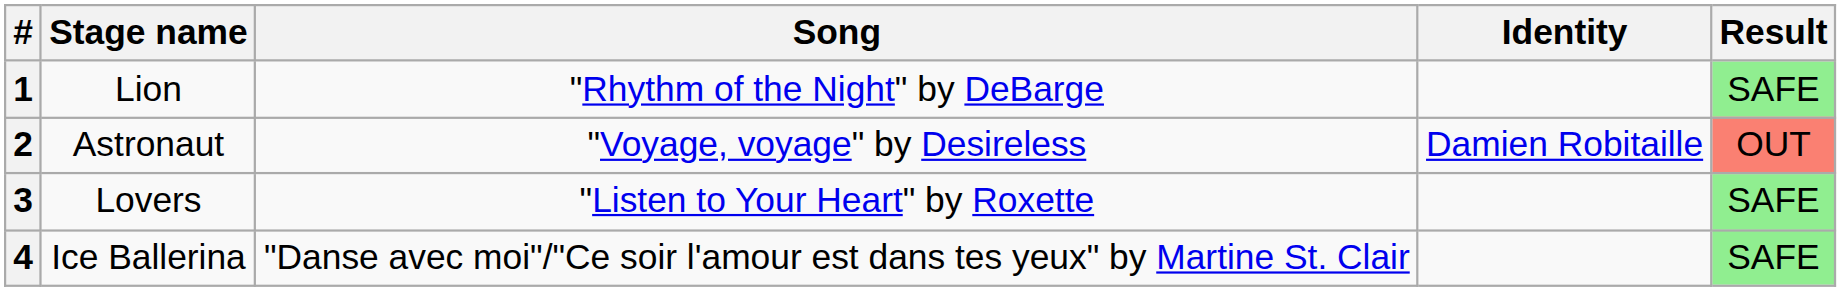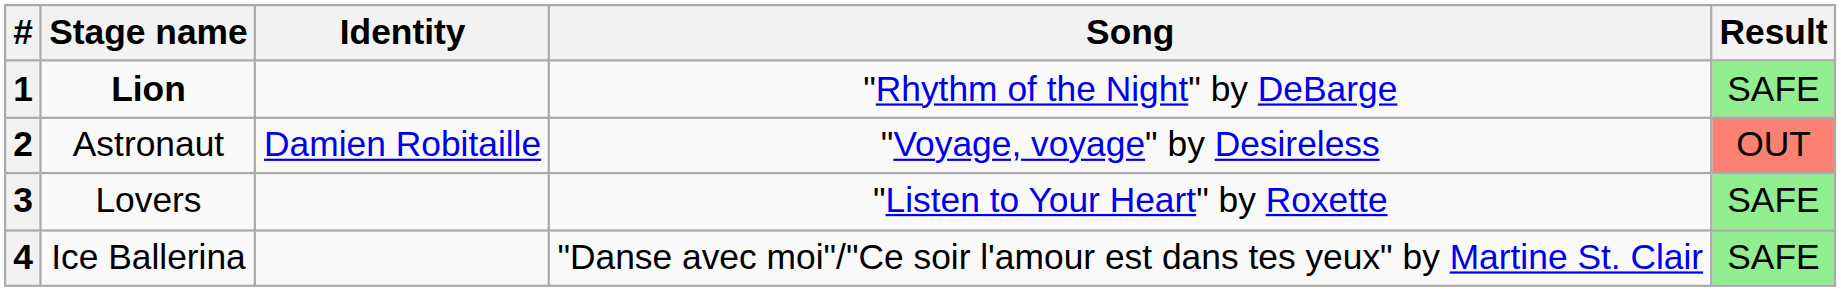columns swapped: (837, 32) <-> (1565, 32)
(148, 88) normal -> (148, 88) bold
